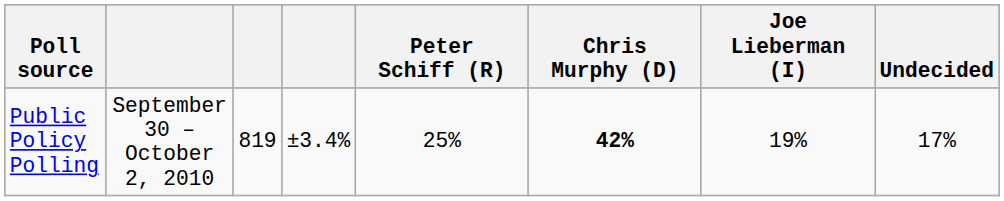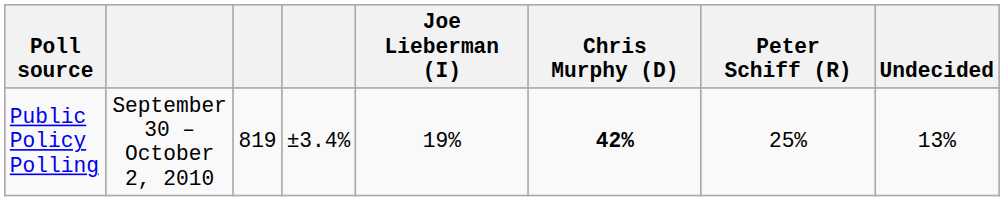columns swapped: (788, 47) <-> (442, 59)
(937, 142) 17% -> (937, 142) 13%
